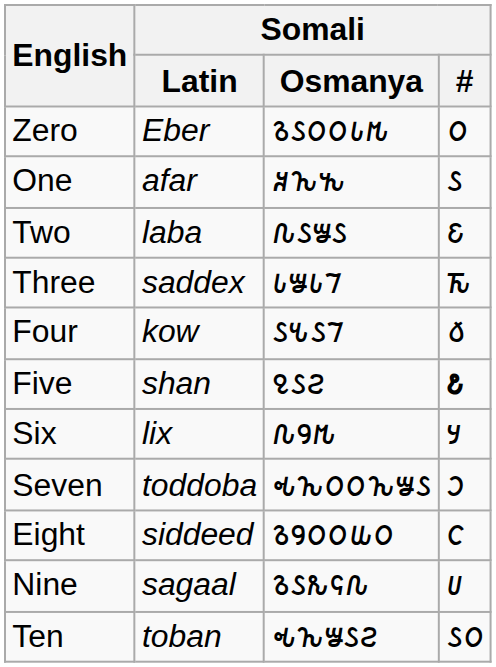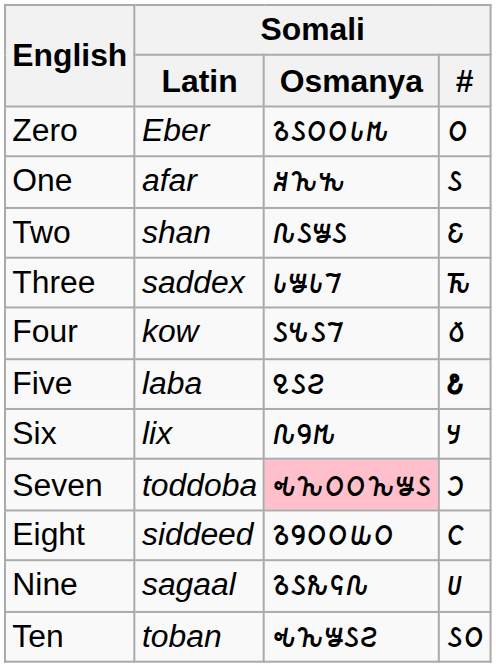(172, 231) laba -> (177, 231) shan
(177, 383) shan -> (172, 383) laba
(351, 484) no background -> (351, 484) pink background
